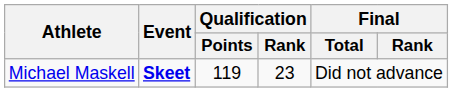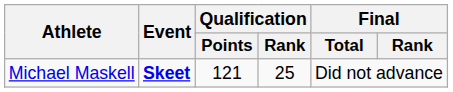(227, 73) 119 -> (227, 73) 121
(285, 73) 23 -> (285, 73) 25
